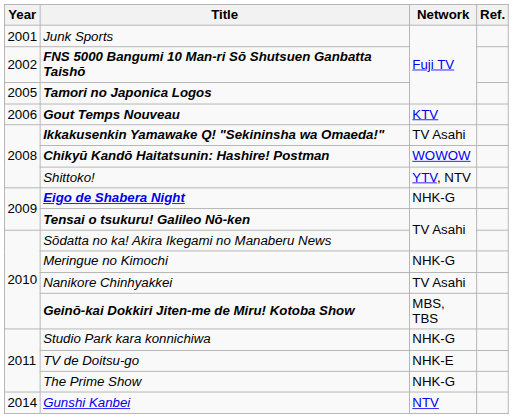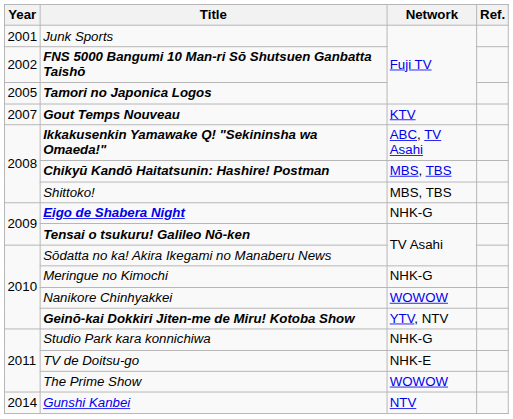(22, 114) 2006 -> (22, 114) 2007
(439, 135) TV Asahi -> (415, 142) ABC, TV Asahi
(441, 156) WOWOW -> (421, 171) MBS, TBS
(442, 177) YTV, NTV -> (421, 192) MBS, TBS
(439, 282) TV Asahi -> (419, 297) WOWOW
(429, 311) MBS, TBS -> (419, 318) YTV, NTV
(434, 381) NHK-G -> (419, 381) WOWOW
